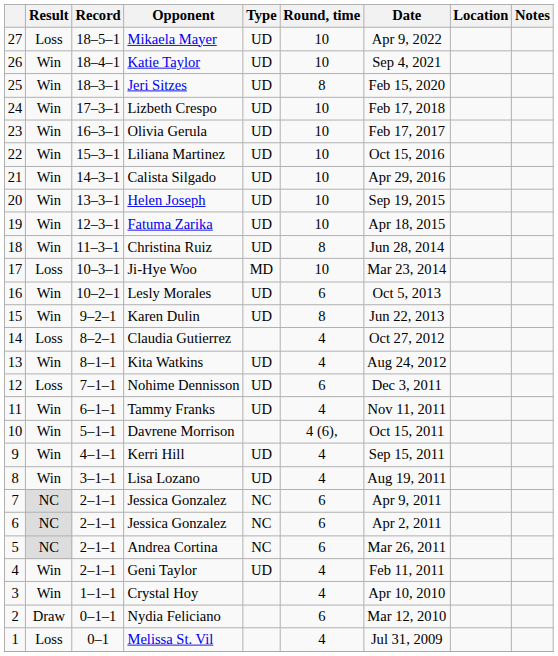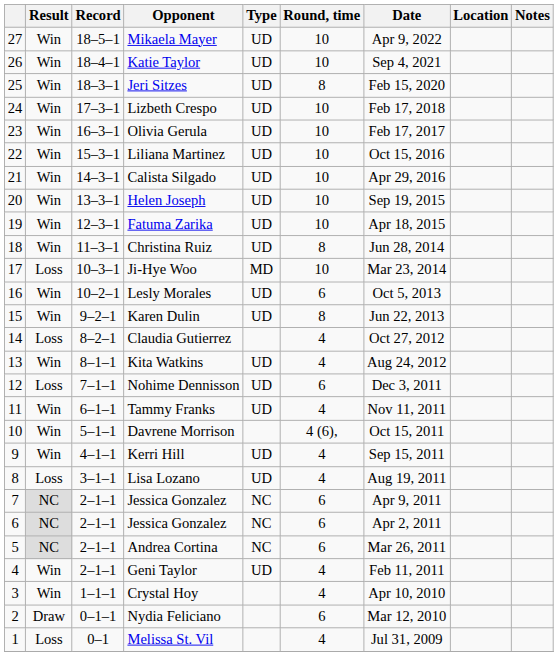(49, 39) Loss -> (49, 39) Win
(49, 477) Win -> (49, 477) Loss
